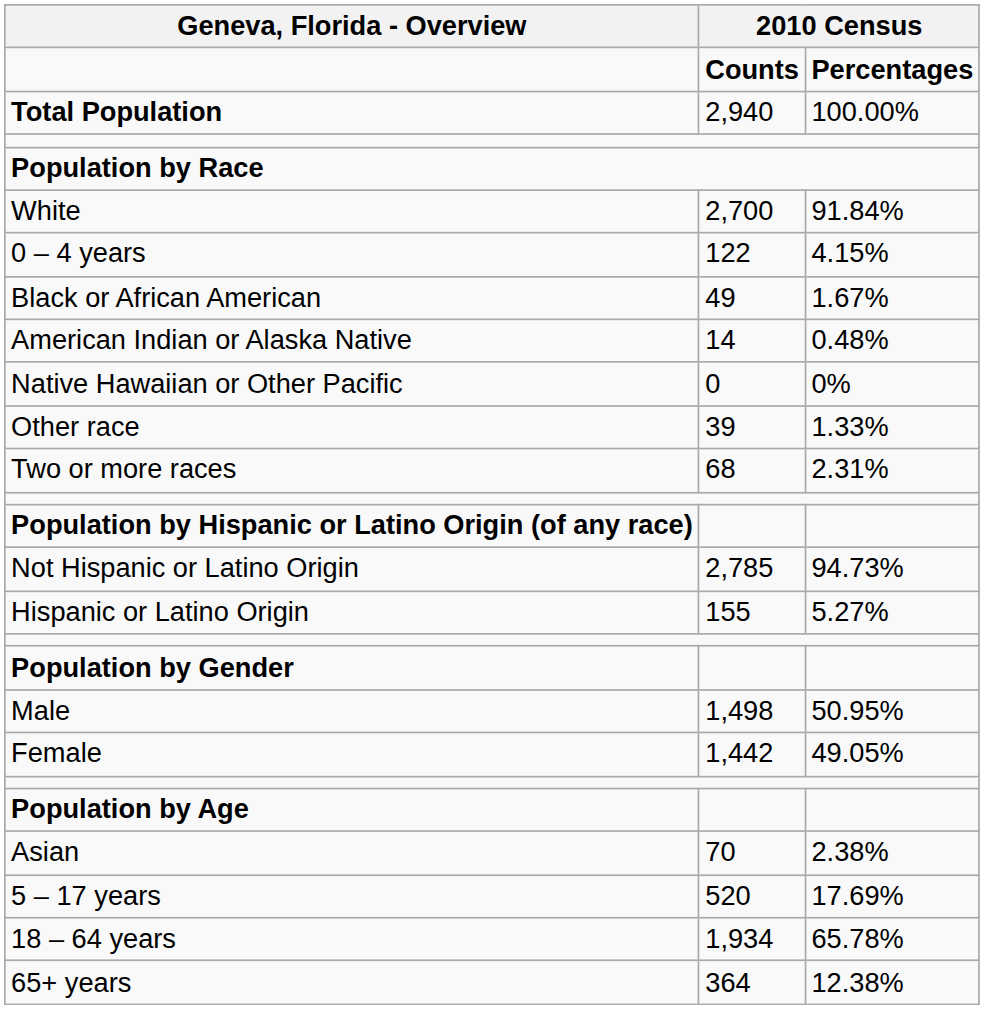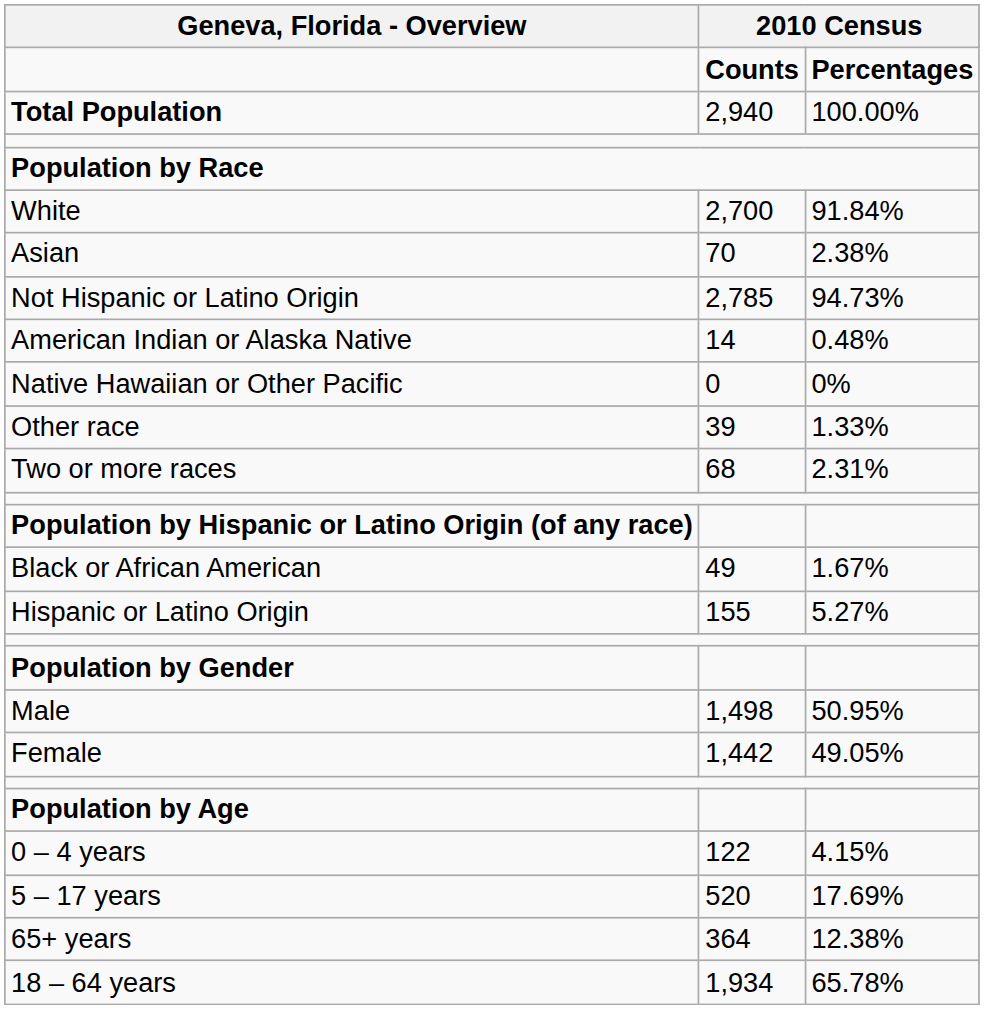rows swapped: (45, 852) <-> (78, 254)
rows swapped: (166, 297) <-> (185, 568)
rows swapped: (94, 938) <-> (71, 982)
